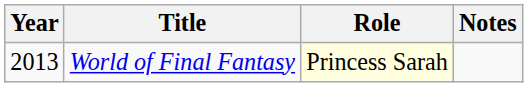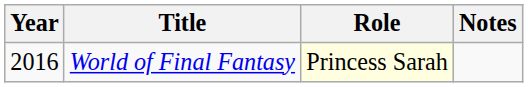(34, 61) 2013 -> (34, 61) 2016
